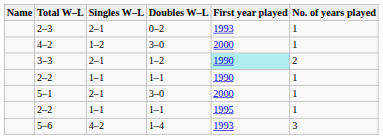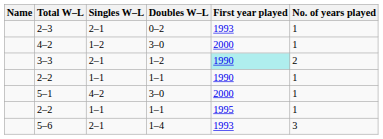(96, 93) 2–1 -> (96, 93) 4–2
(96, 126) 4–2 -> (96, 126) 2–1
